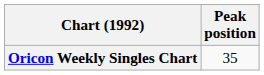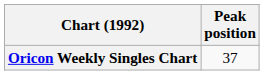(230, 57) 35 -> (230, 57) 37
